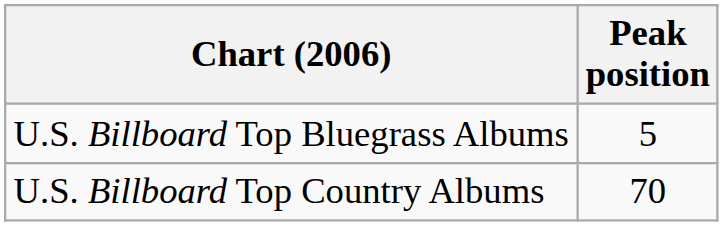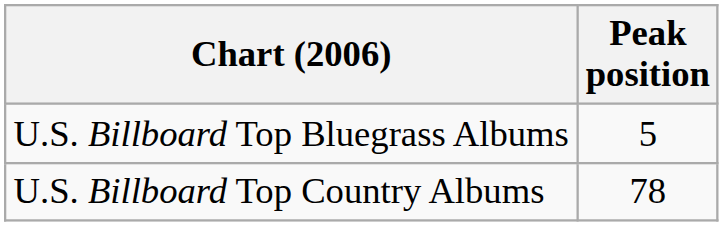(648, 190) 70 -> (648, 190) 78
